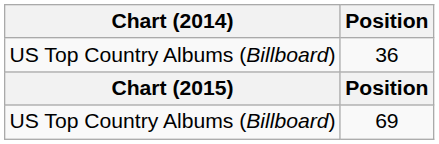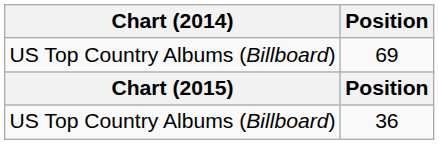rows swapped: (387, 121) <-> (387, 54)
